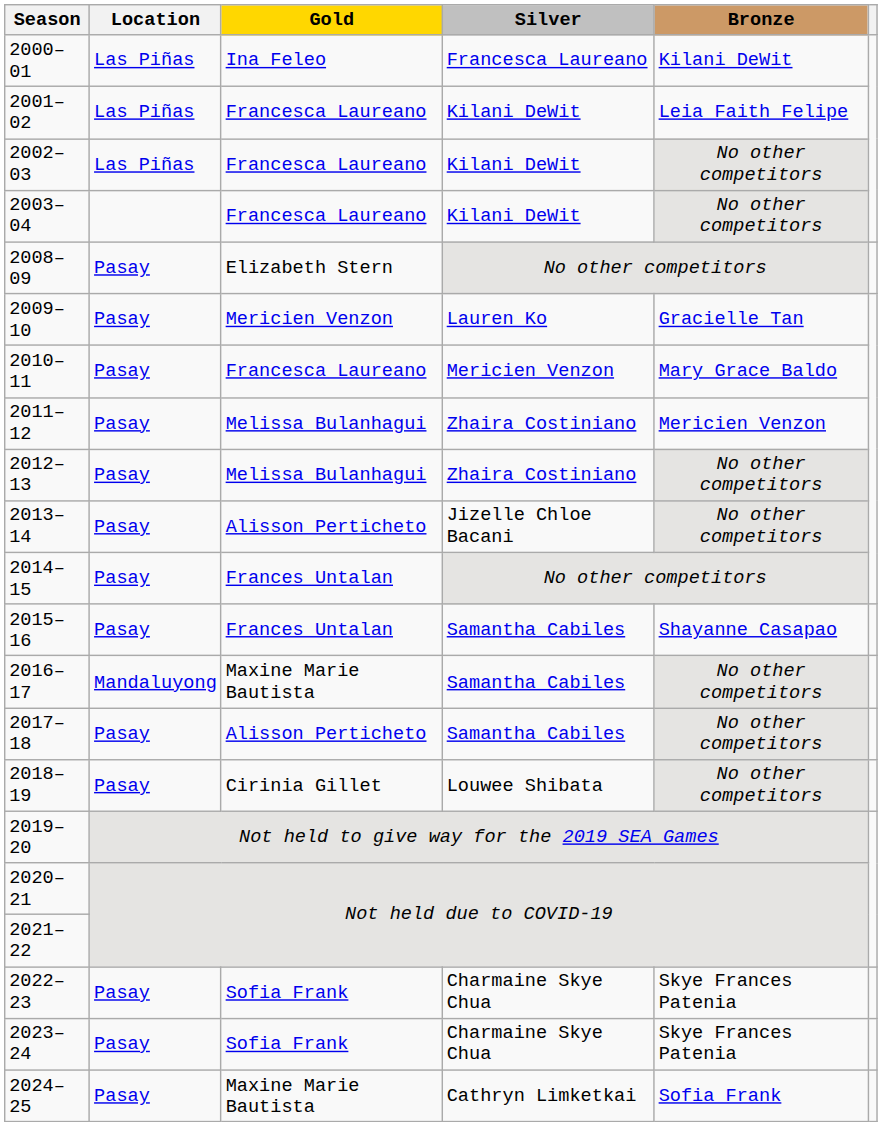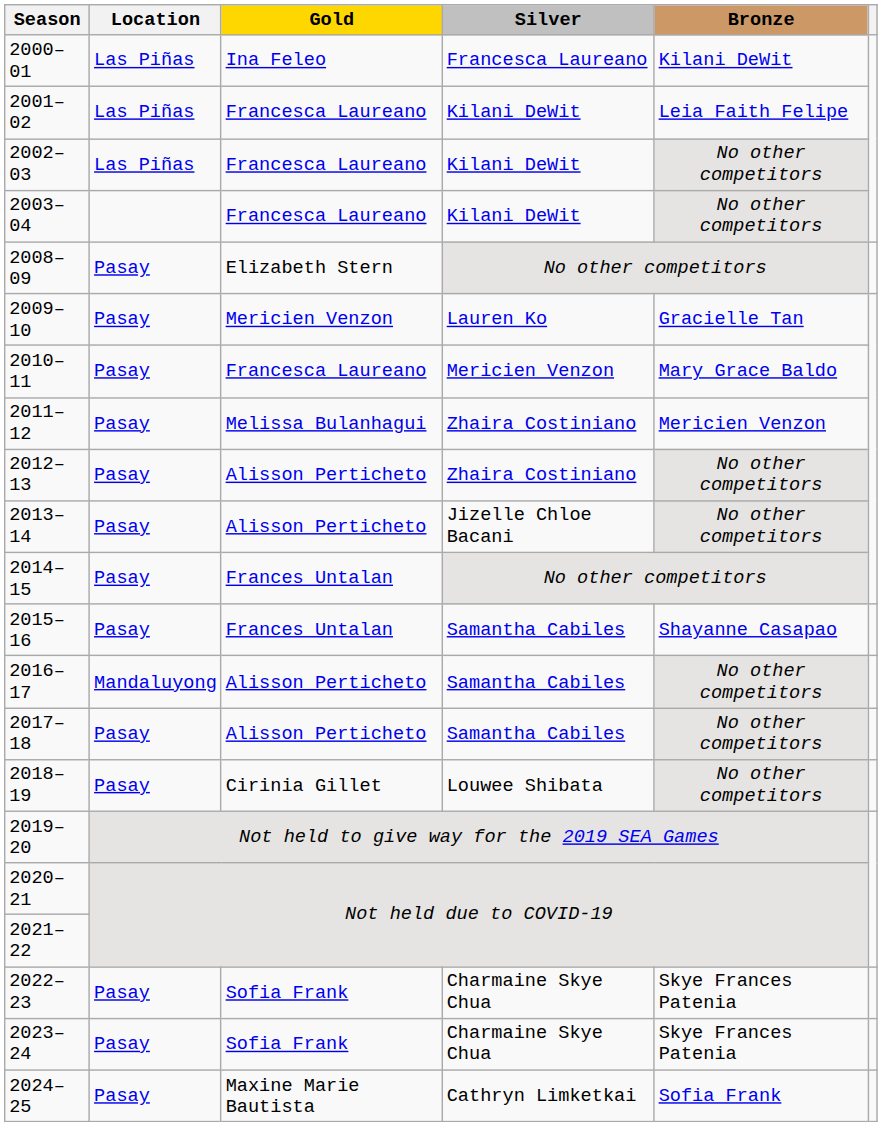(326, 475) Melissa Bulanhagui -> (326, 475) Alisson Perticheto
(293, 682) Maxine Marie Bautista -> (326, 682) Alisson Perticheto
